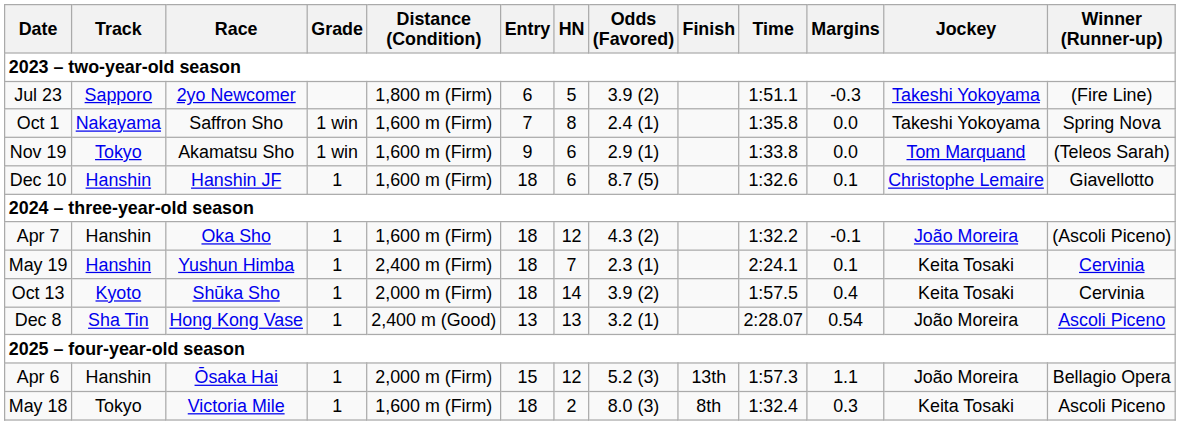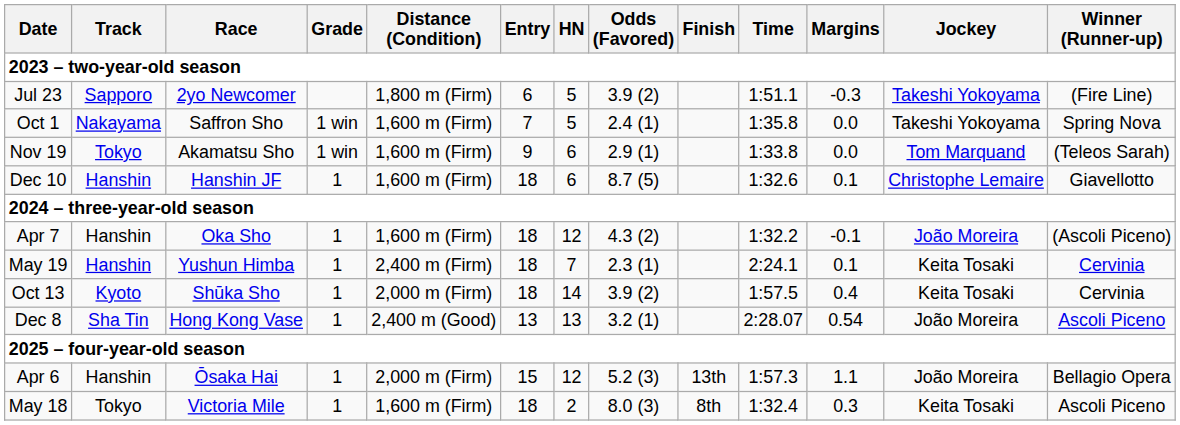(572, 124) 8 -> (572, 124) 5
